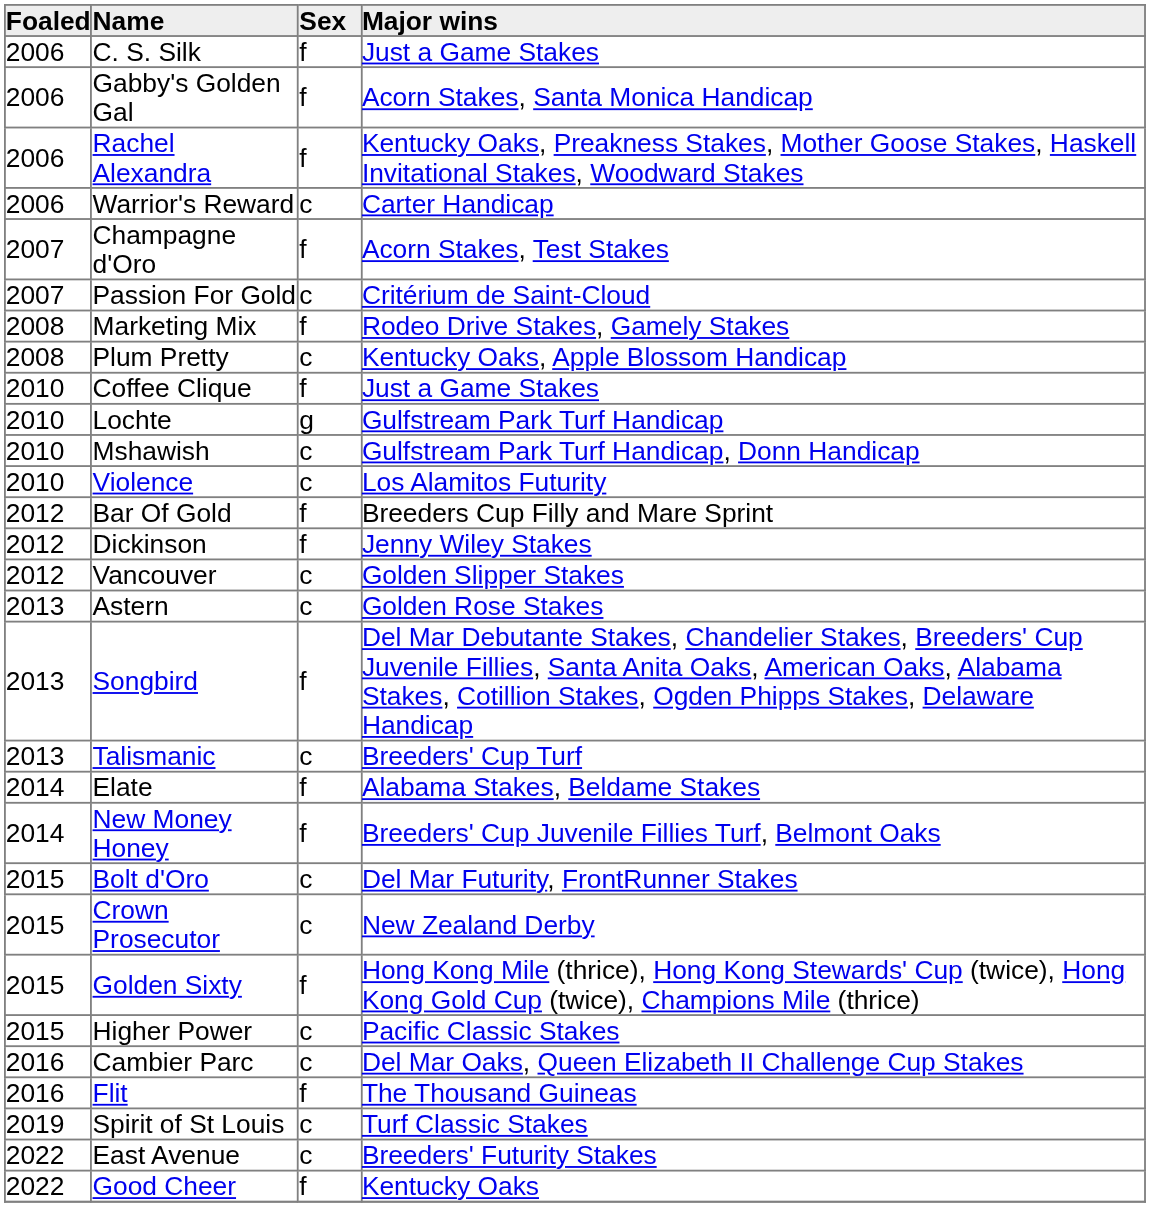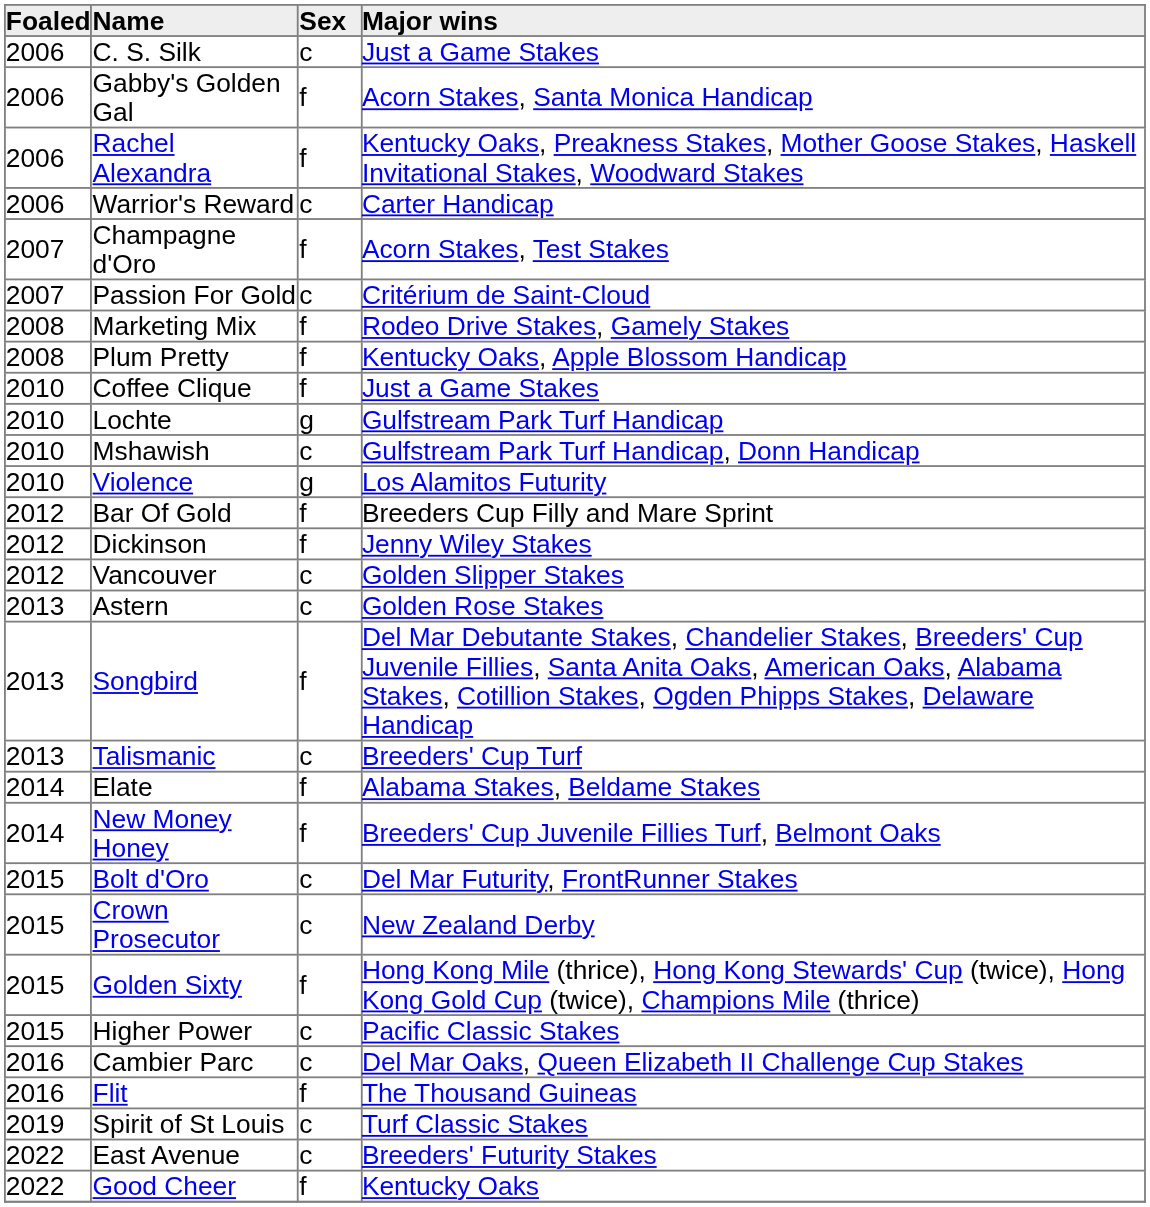(303, 52) f -> (306, 52) c
(306, 357) c -> (303, 357) f
(306, 482) c -> (307, 482) g
